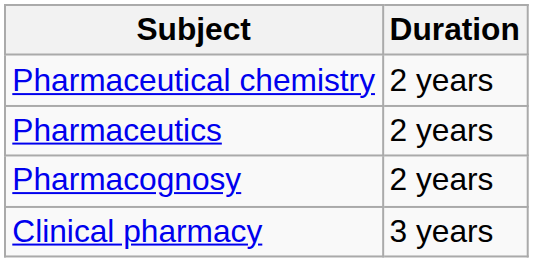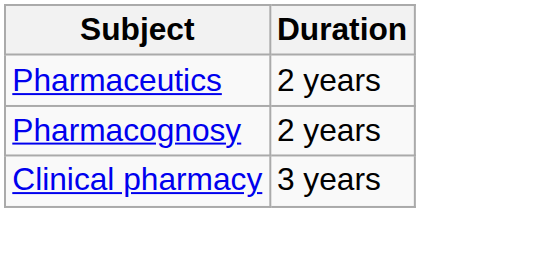- row: (194, 79)
